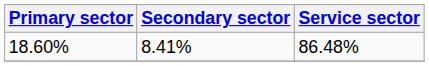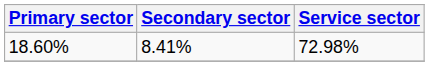(329, 46) 86.48% -> (329, 46) 72.98%
